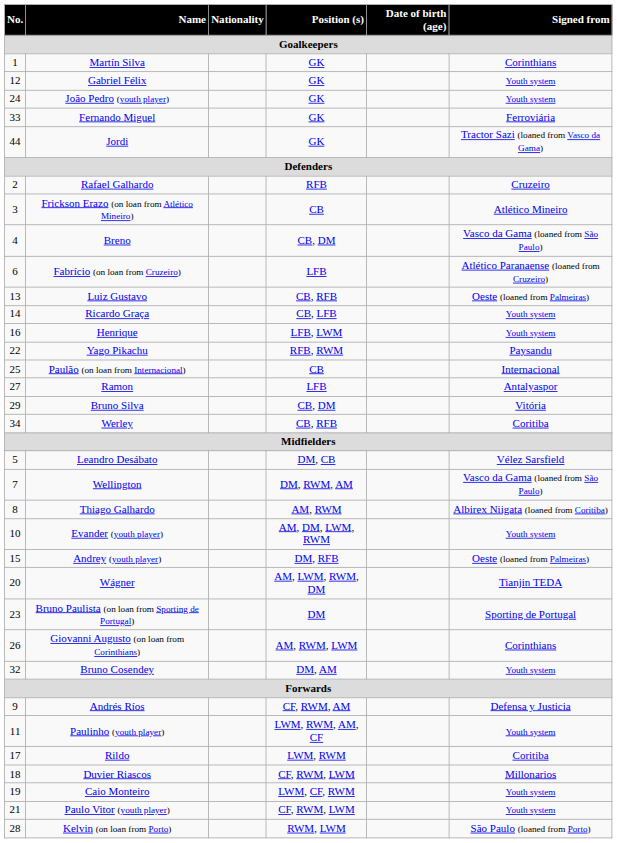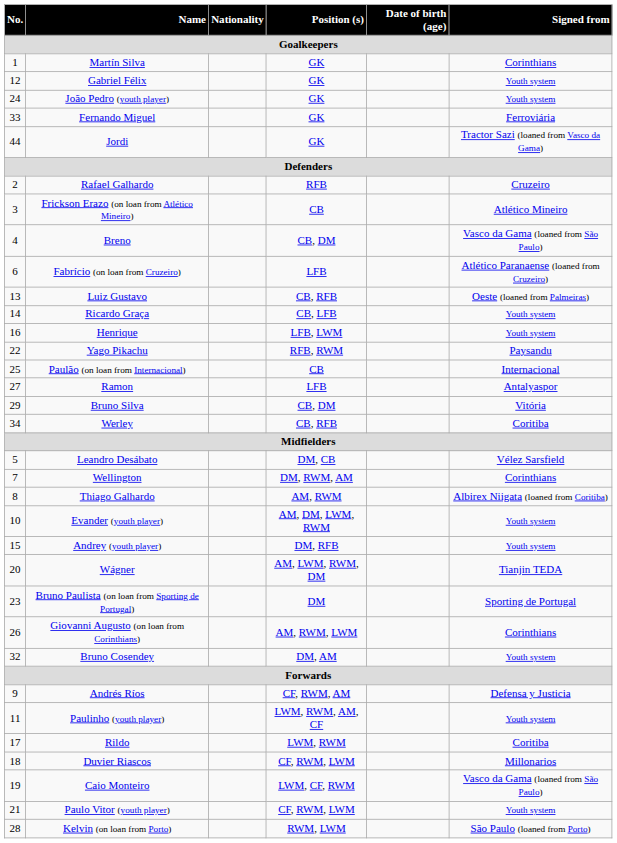(531, 483) Vasco da Gama (loaned from São Paulo) -> (531, 477) Corinthians
(531, 558) Oeste (loaned from Palmeiras) -> (531, 545) Youth system
(531, 792) Youth system -> (531, 784) Vasco da Gama (loaned from São Paulo)
